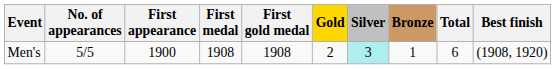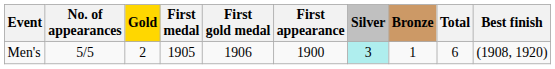columns swapped: (162, 23) <-> (330, 23)
(220, 52) 1908 -> (181, 52) 1905
(277, 52) 1908 -> (238, 52) 1906
